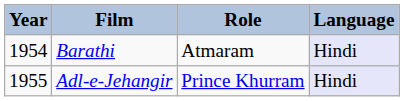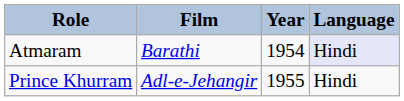columns swapped: (28, 19) <-> (243, 19)
(335, 80) lavender background -> (335, 80) no background
